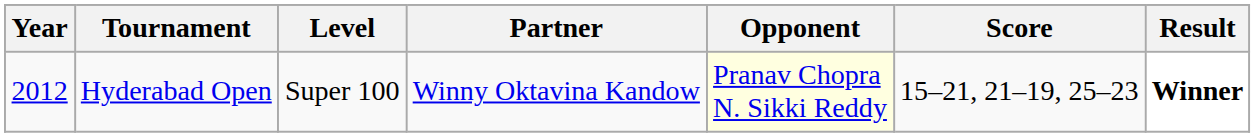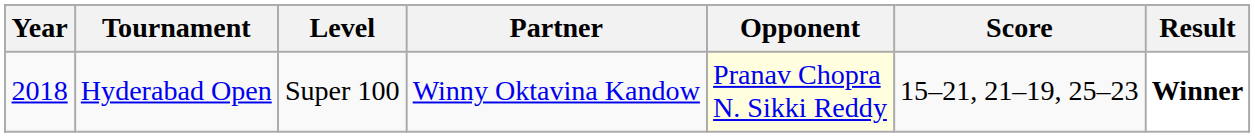(40, 90) 2012 -> (40, 90) 2018
